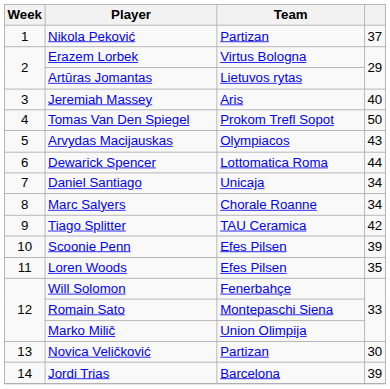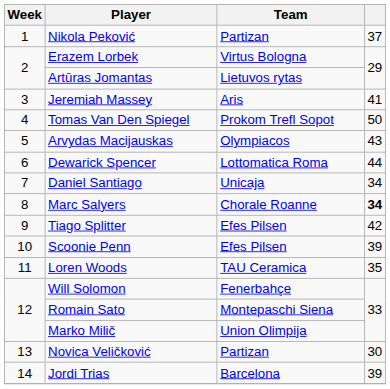(375, 99) 40 -> (375, 99) 41
(375, 204) normal -> (375, 204) bold
(263, 225) TAU Ceramica -> (253, 225) Efes Pilsen
(253, 267) Efes Pilsen -> (263, 267) TAU Ceramica
